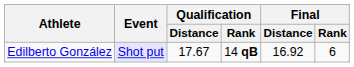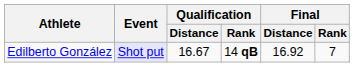(194, 53) 17.67 -> (194, 53) 16.67
(332, 53) 6 -> (332, 53) 7
